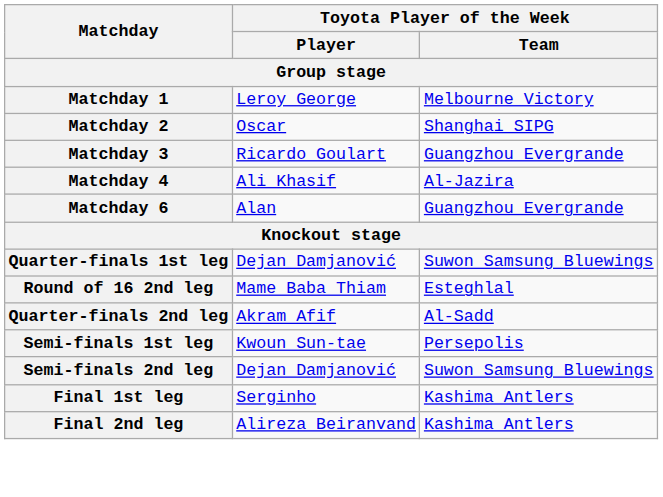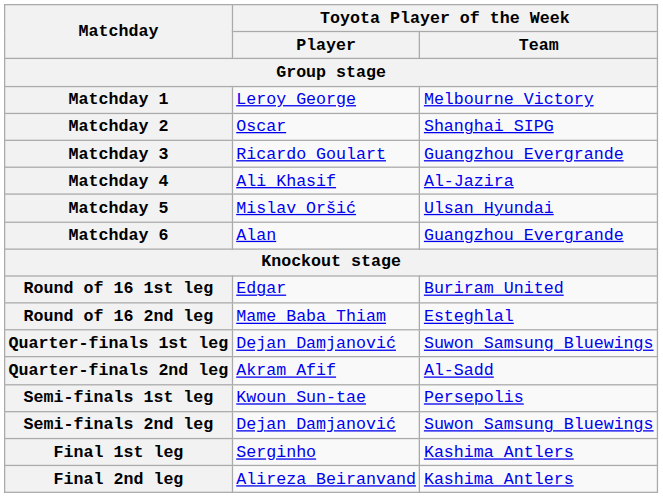+ row: (118, 208)
+ row: (118, 289)
rows swapped: (118, 289) <-> (118, 262)
